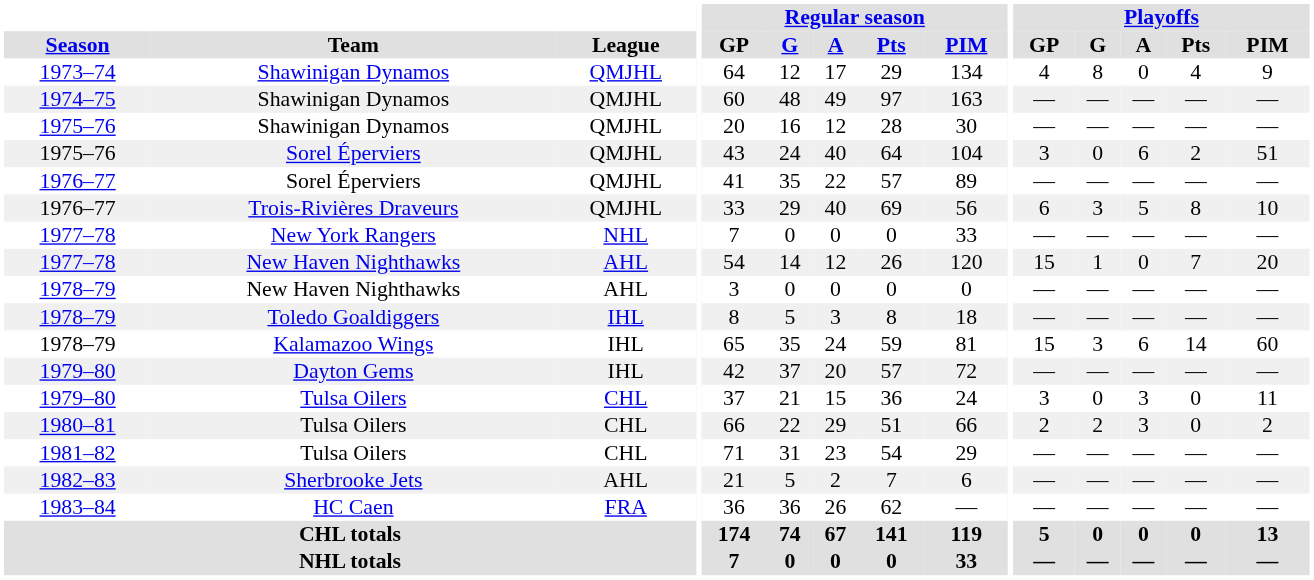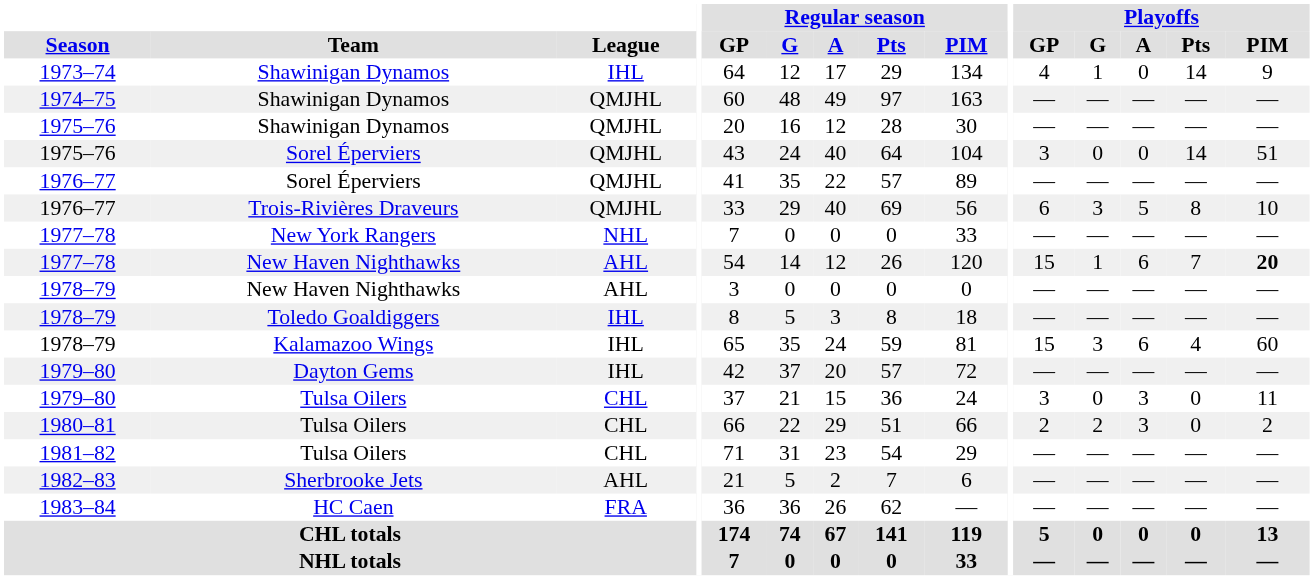(626, 71) QMJHL -> (626, 71) IHL
(1098, 71) 8 -> (1098, 71) 1
(1196, 71) 4 -> (1196, 71) 14
(1143, 153) 6 -> (1143, 153) 0
(1196, 153) 2 -> (1196, 153) 14
(1143, 262) 0 -> (1143, 262) 6
(1267, 262) normal -> (1267, 262) bold
(1196, 343) 14 -> (1196, 343) 4
